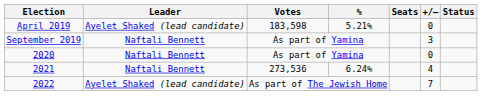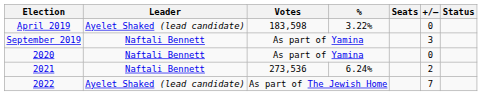(359, 26) 5.21% -> (359, 26) 3.22%
(430, 69) 4 -> (430, 69) 2
